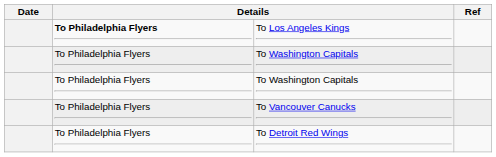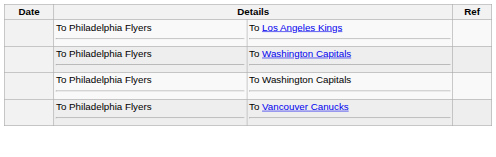(153, 31) bold -> (150, 31) normal
- row: (28, 139)
